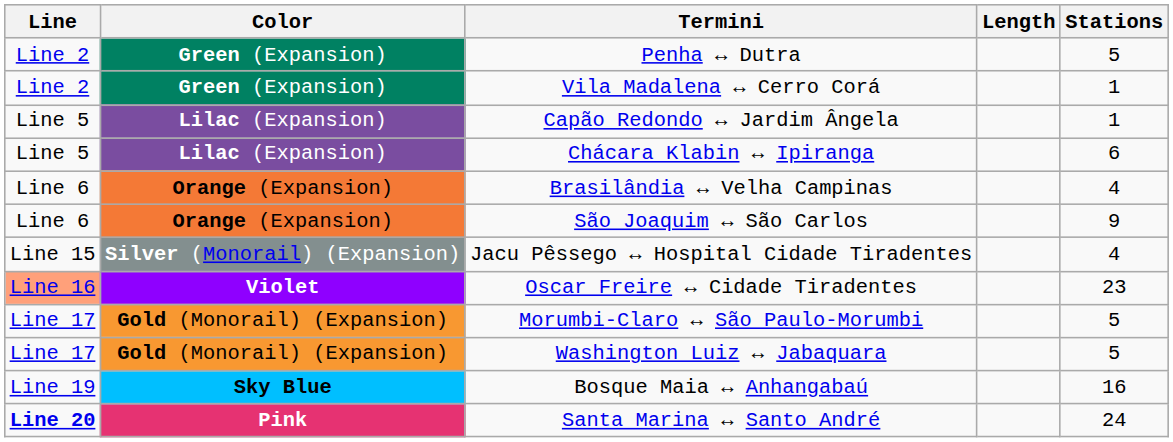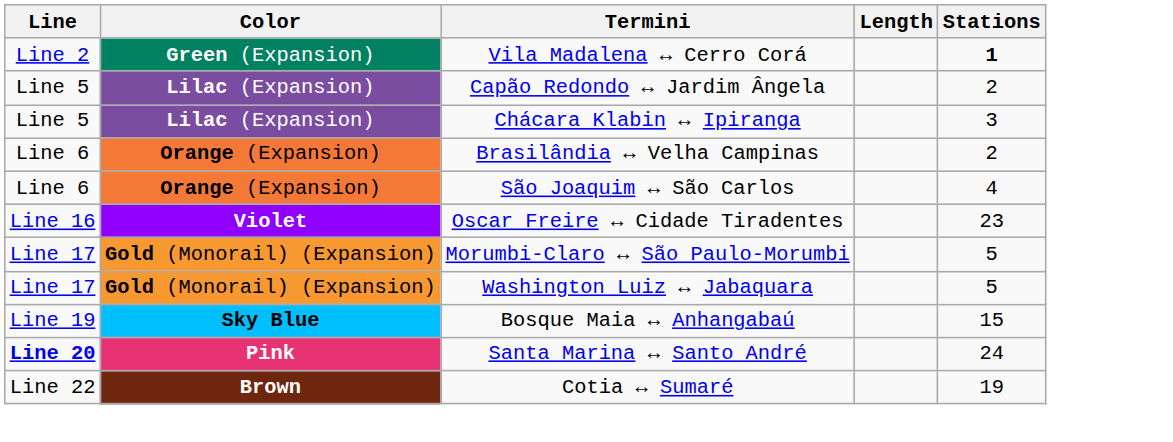- row: (721, 55)
(1114, 88) normal -> (992, 55) bold
(1114, 121) 1 -> (992, 88) 2
(1114, 154) 6 -> (992, 121) 3
(1114, 188) 4 -> (992, 154) 2
(1114, 221) 9 -> (992, 188) 4
- row: (721, 254)
(53, 288) lightsalmon background -> (53, 221) no background
(1114, 387) 16 -> (992, 321) 15
+ row: (648, 387)
